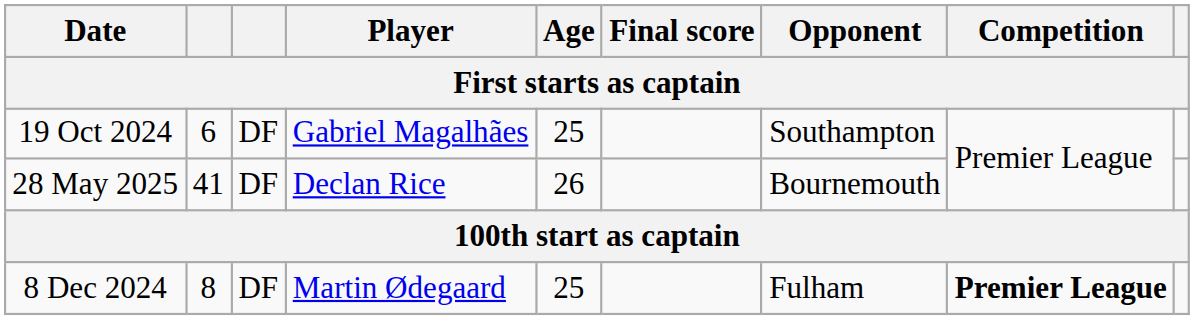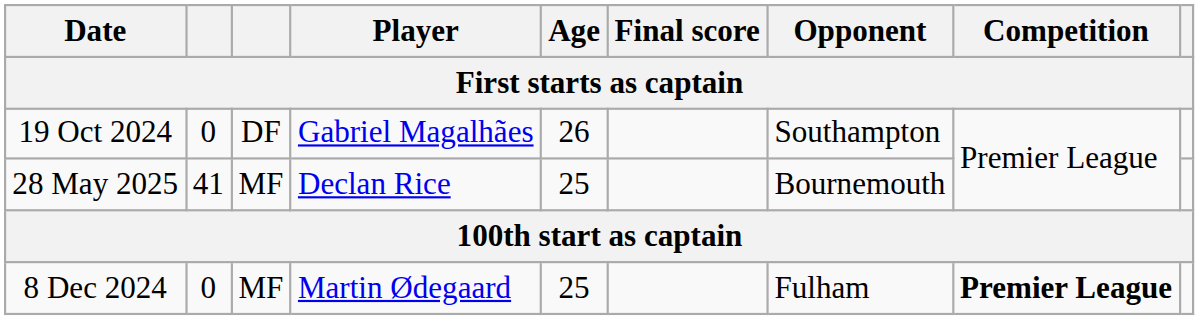(208, 133) 6 -> (208, 133) 0
(569, 133) 25 -> (574, 133) 26
(258, 184) DF -> (261, 184) MF
(569, 184) 26 -> (574, 184) 25
(208, 287) 8 -> (208, 287) 0
(258, 287) DF -> (261, 287) MF
